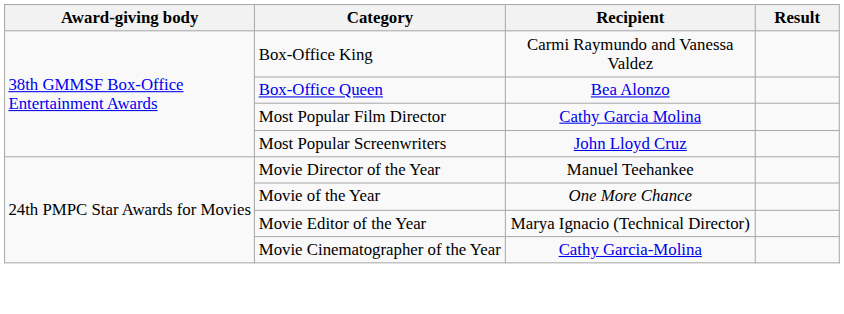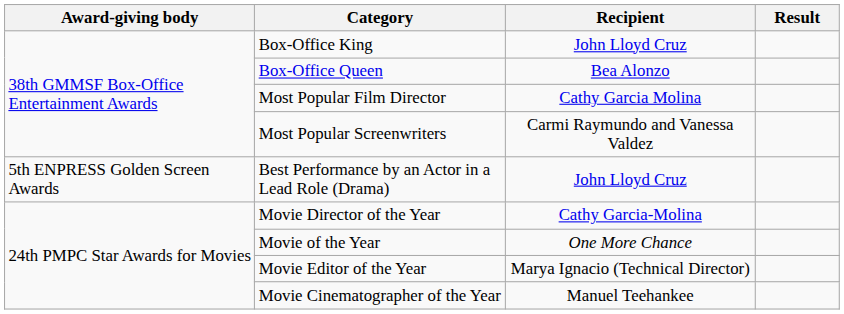(630, 53) Carmi Raymundo and Vanessa Valdez -> (630, 44) John Lloyd Cruz
(630, 143) John Lloyd Cruz -> (630, 133) Carmi Raymundo and Vanessa Valdez
+ row: (374, 179)
(630, 169) Manuel Teehankee -> (630, 215) Cathy Garcia-Molina
(630, 249) Cathy Garcia-Molina -> (630, 295) Manuel Teehankee
